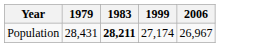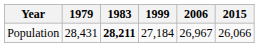+ column: (235, 14)
(158, 33) 27,174 -> (158, 33) 27,184
